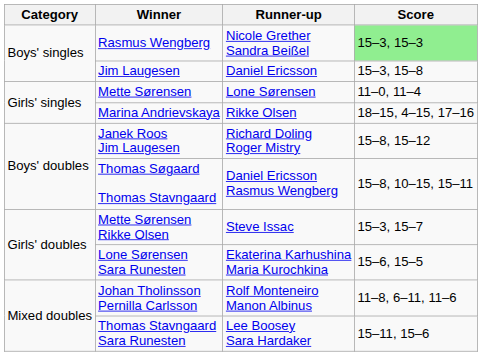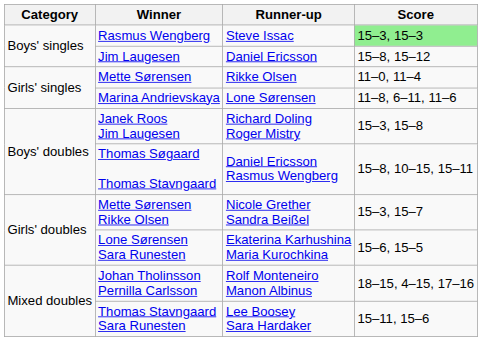(268, 43) Nicole Grether Sandra Beißel -> (260, 35) Steve Issac
(390, 71) 15–3, 15–8 -> (394, 56) 15–8, 15–12
(271, 92) Lone Sørensen -> (261, 77) Rikke Olsen
(261, 112) Rikke Olsen -> (271, 98) Lone Sørensen
(416, 112) 18–15, 4–15, 17–16 -> (407, 98) 11–8, 6–11, 11–6
(394, 141) 15–8, 15–12 -> (390, 126) 15–3, 15–8
(260, 226) Steve Issac -> (268, 212) Nicole Grether Sandra Beißel
(407, 298) 11–8, 6–11, 11–6 -> (416, 283) 18–15, 4–15, 17–16
